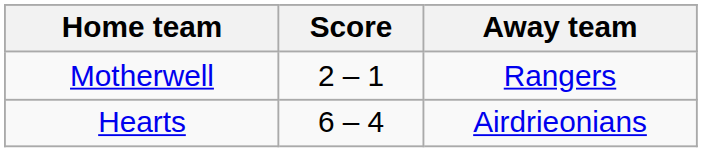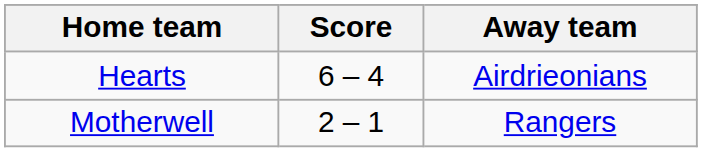rows swapped: (142, 122) <-> (142, 75)
